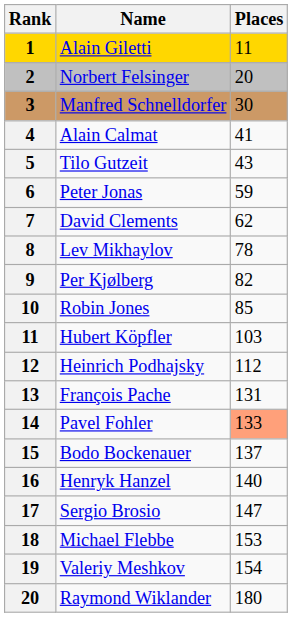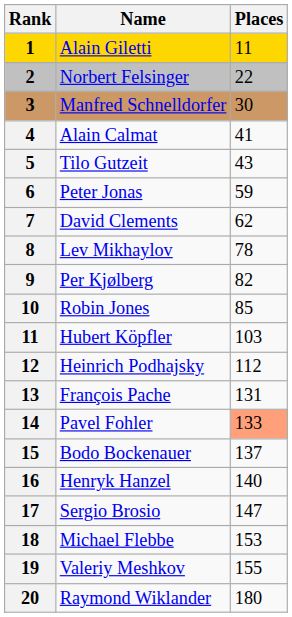(244, 76) 20 -> (244, 76) 22
(248, 568) 154 -> (248, 568) 155
